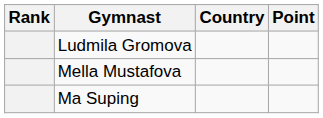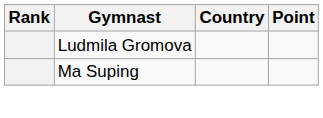- row: (119, 71)
